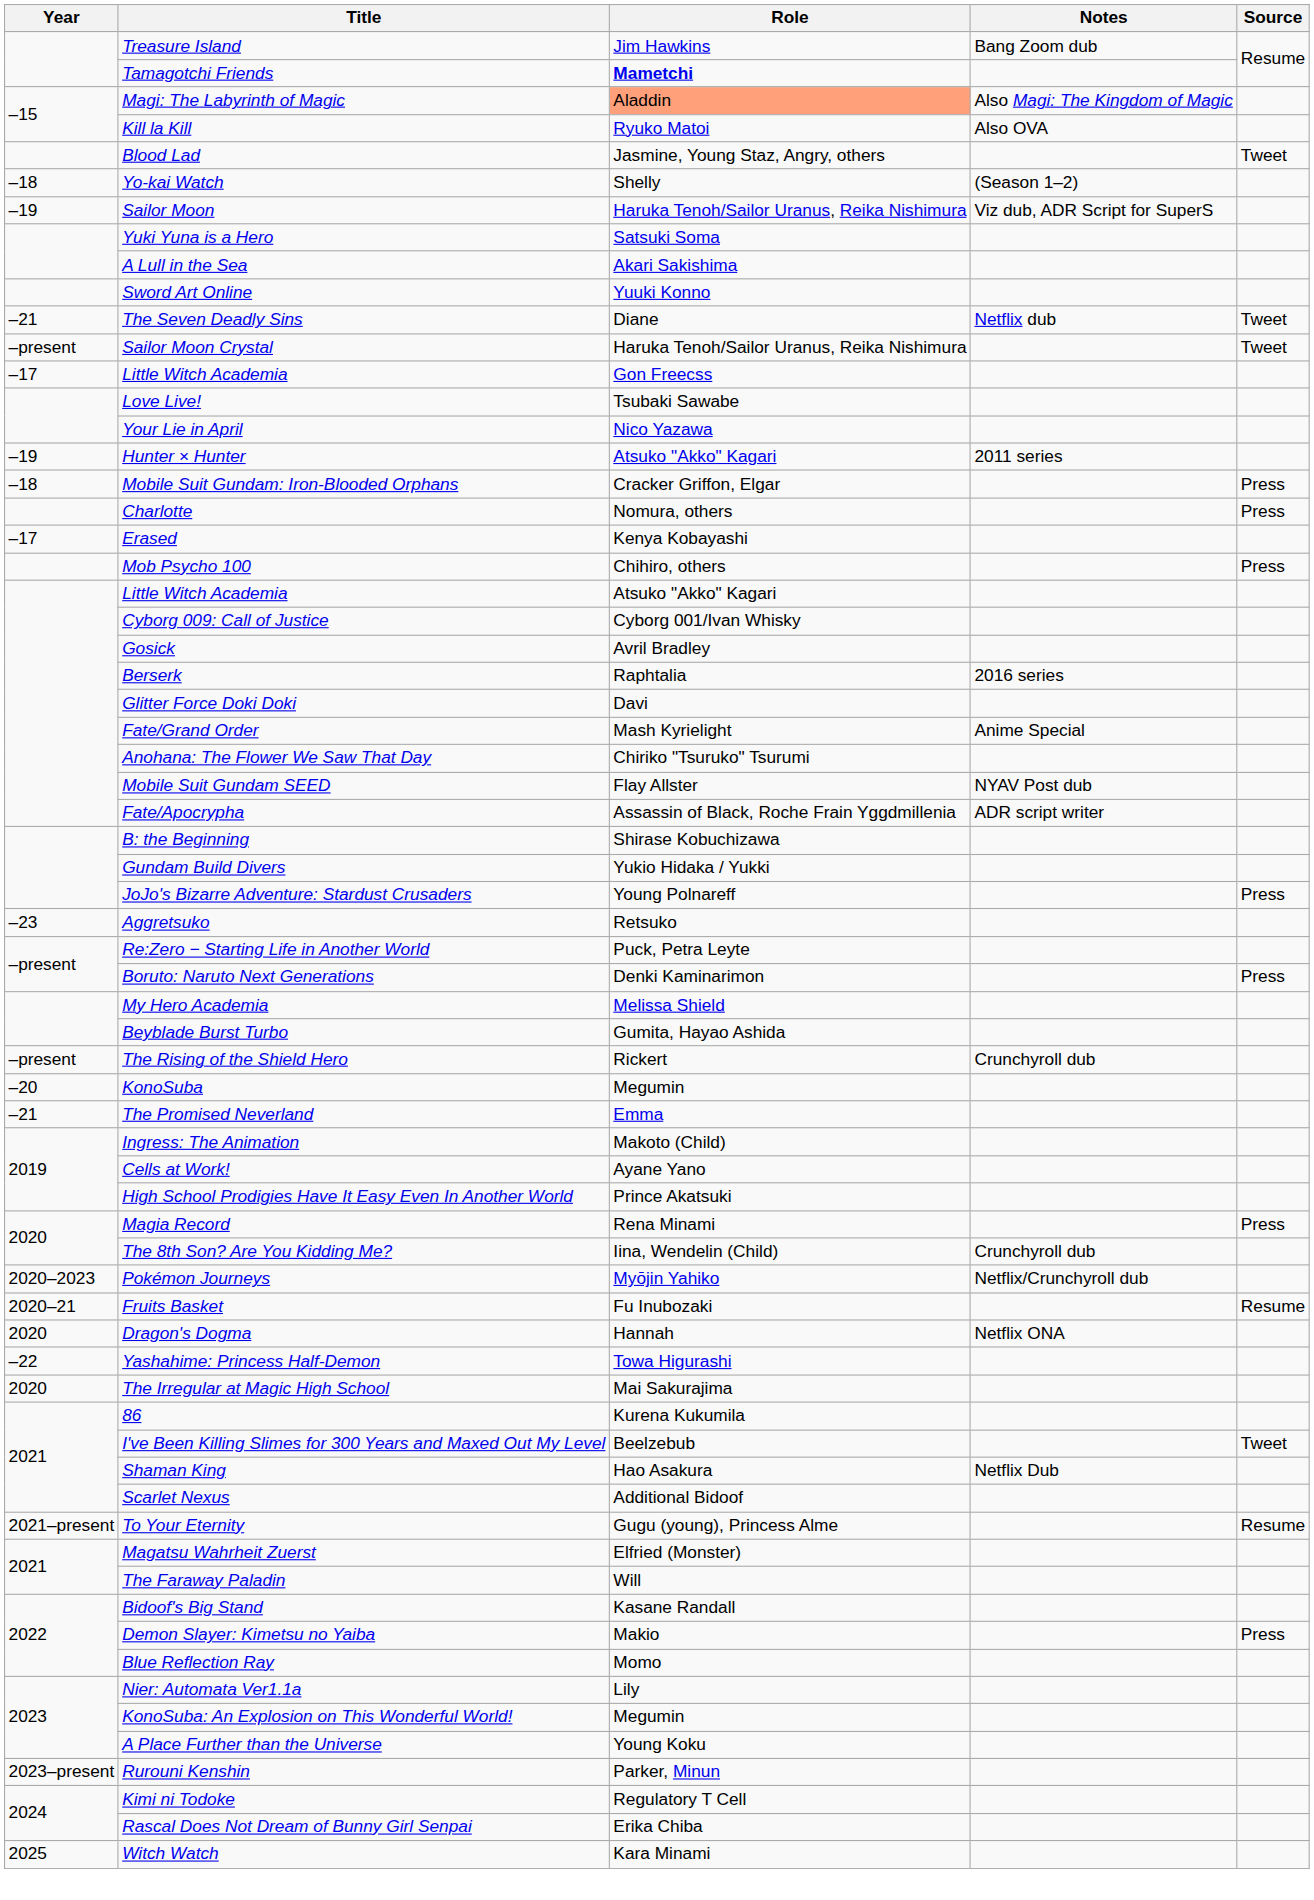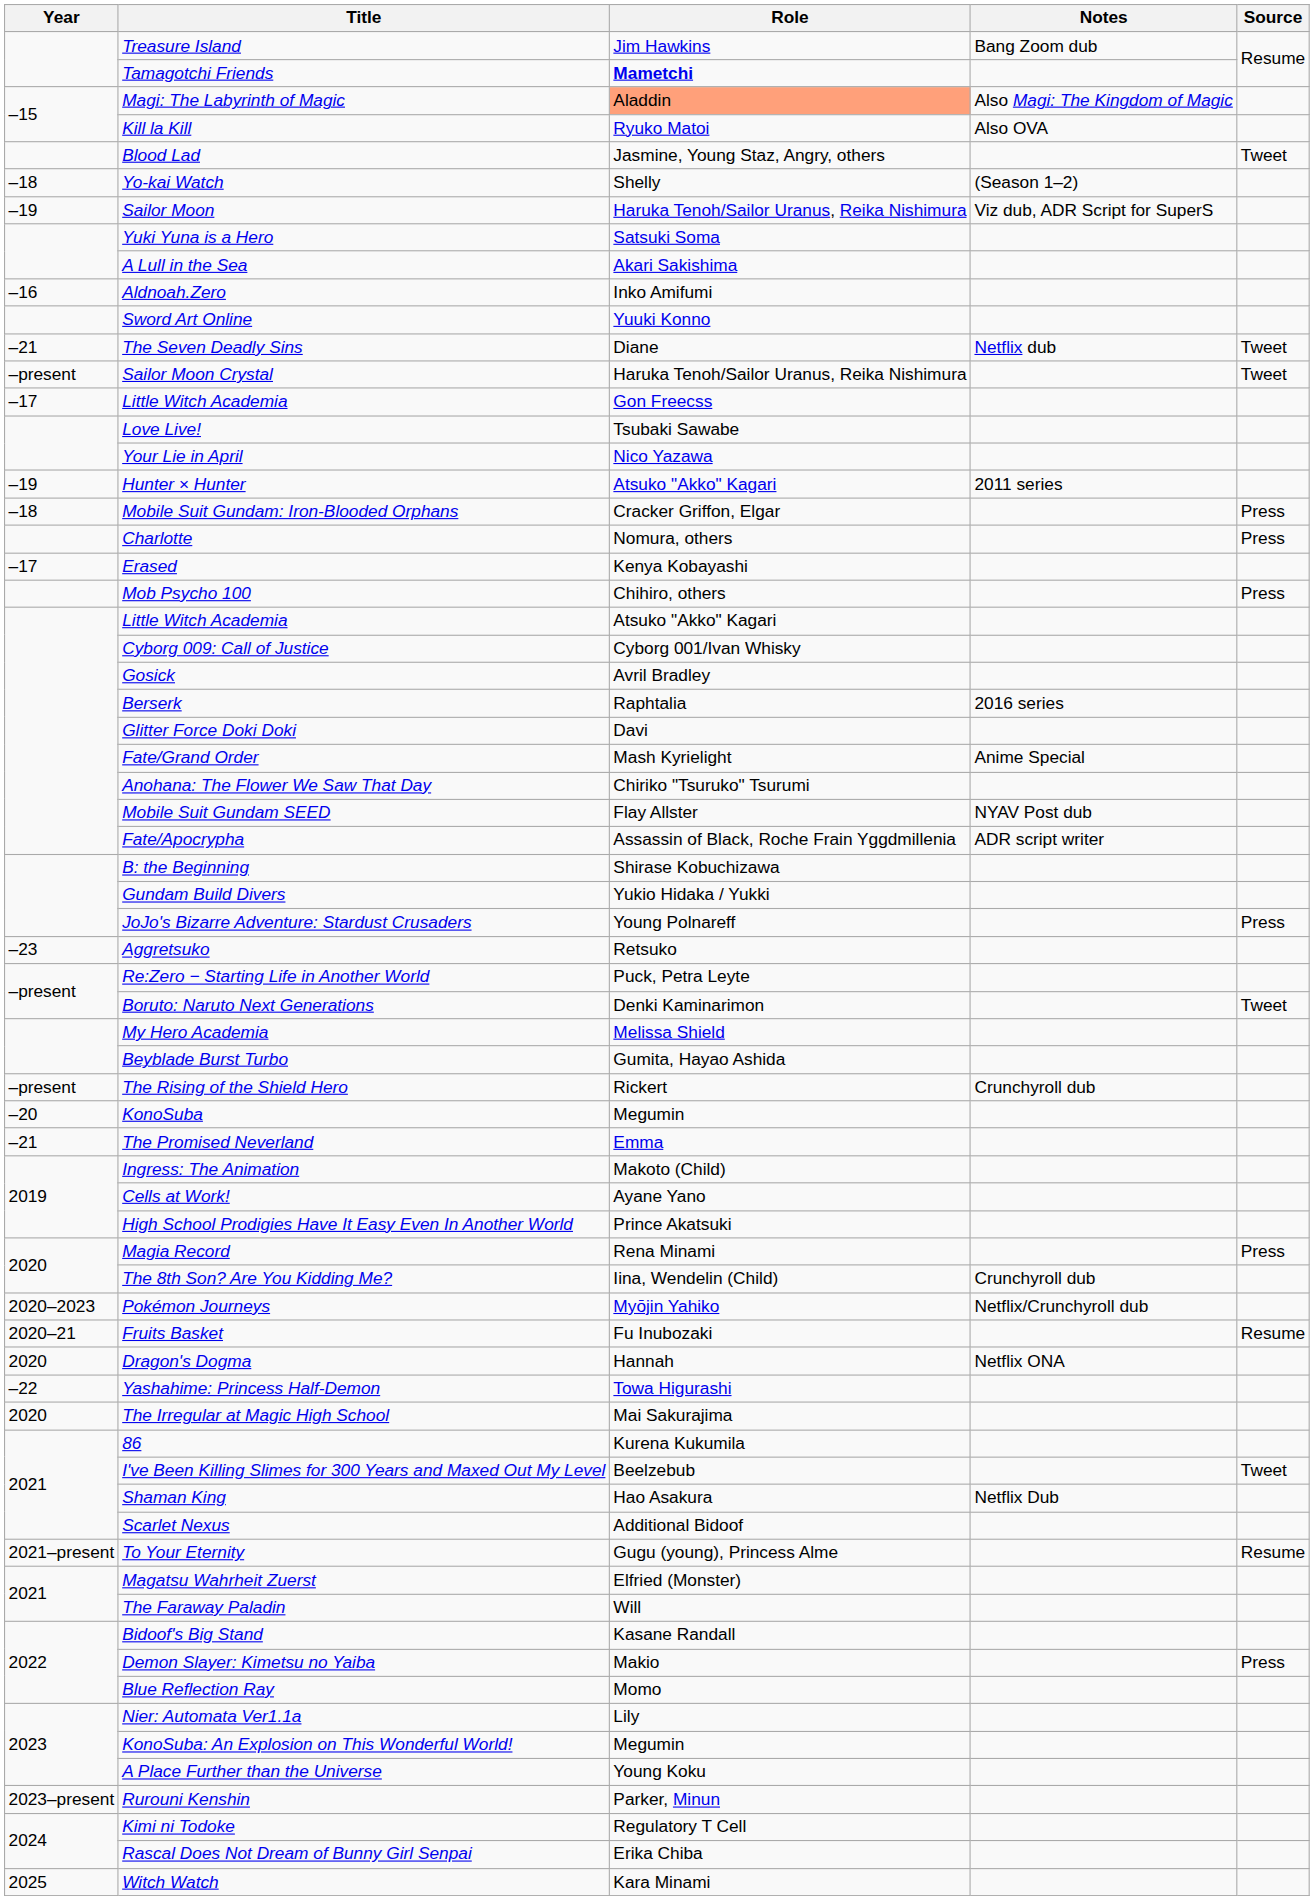+ row: (23, 292)
(1263, 977) Press -> (1264, 1004) Tweet
